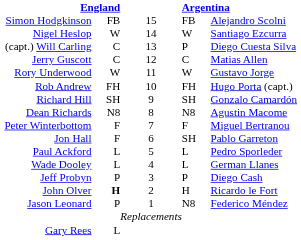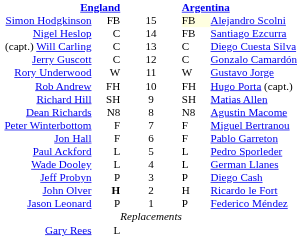(189, 20) no background -> (189, 20) lightyellow background
(115, 33) W -> (117, 33) C
(187, 33) W -> (189, 33) FB
(185, 46) P -> (185, 46) C
(239, 60) Matias Allen -> (254, 60) Gonzalo Camardón
(254, 99) Gonzalo Camardón -> (239, 99) Matias Allen
(189, 138) SH -> (185, 138) F
(189, 204) N8 -> (185, 204) P
